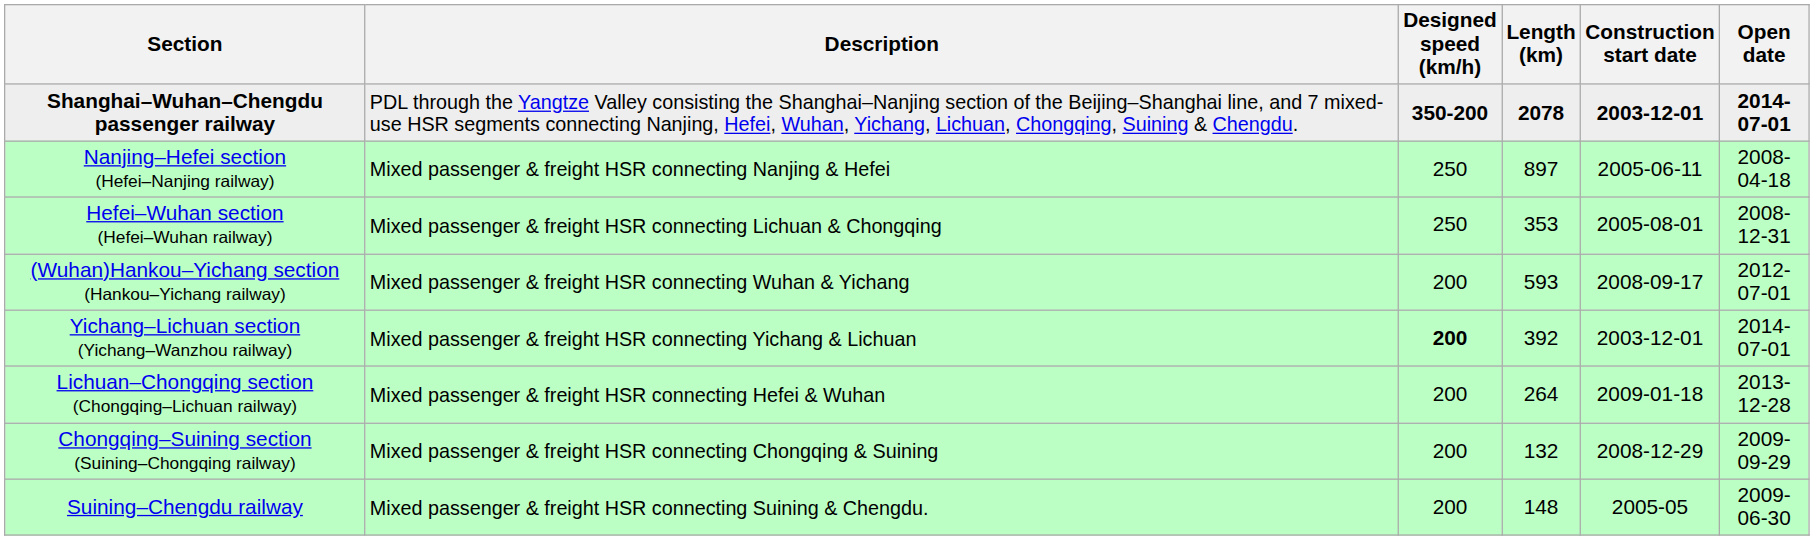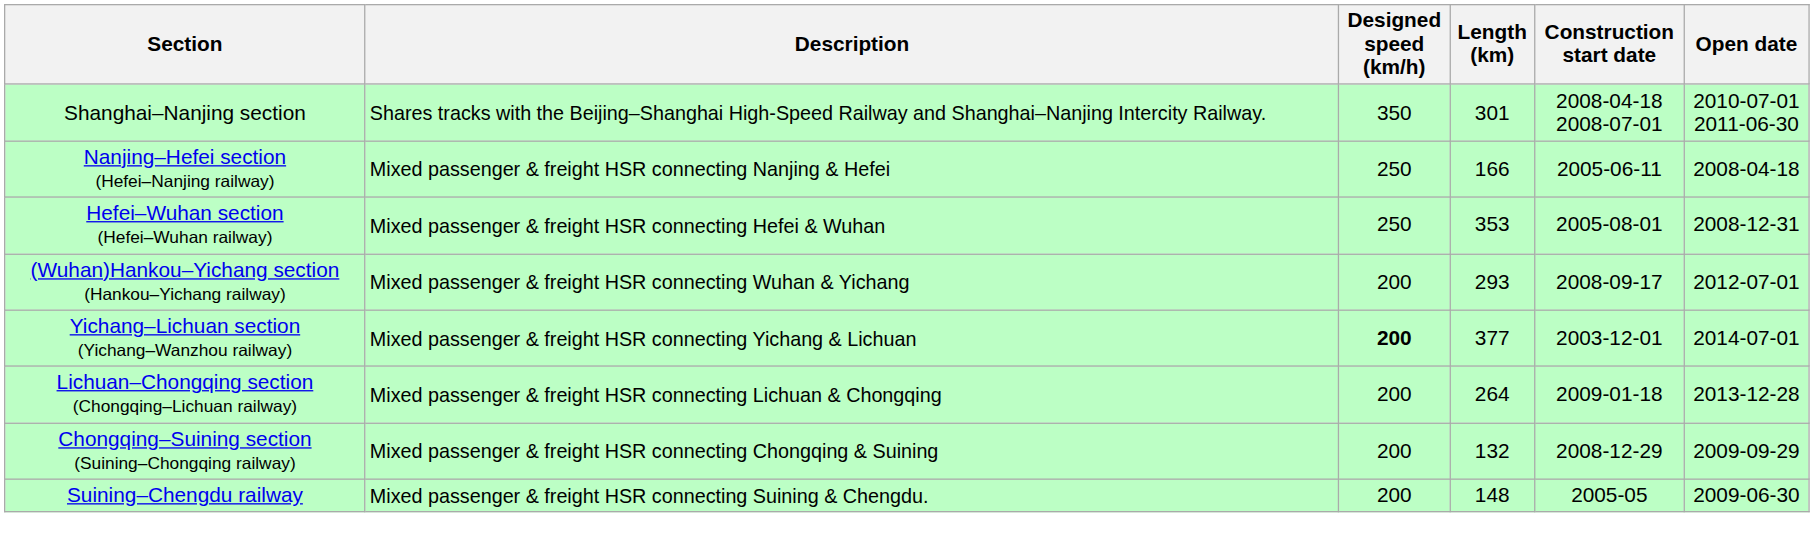- row: (185, 112)
+ row: (185, 112)
(1541, 168) 897 -> (1492, 168) 166
(656, 225) Mixed passenger & freight HSR connecting Lichuan & Chongqing -> (628, 225) Mixed passenger & freight HSR connecting Hefei & Wuhan
(1541, 281) 593 -> (1492, 281) 293
(1541, 338) 392 -> (1492, 338) 377
(628, 395) Mixed passenger & freight HSR connecting Hefei & Wuhan -> (656, 395) Mixed passenger & freight HSR connecting Lichuan & Chongqing
